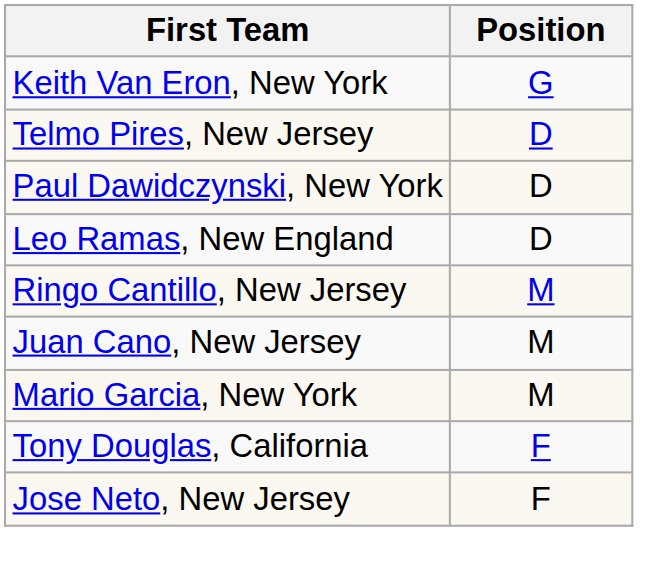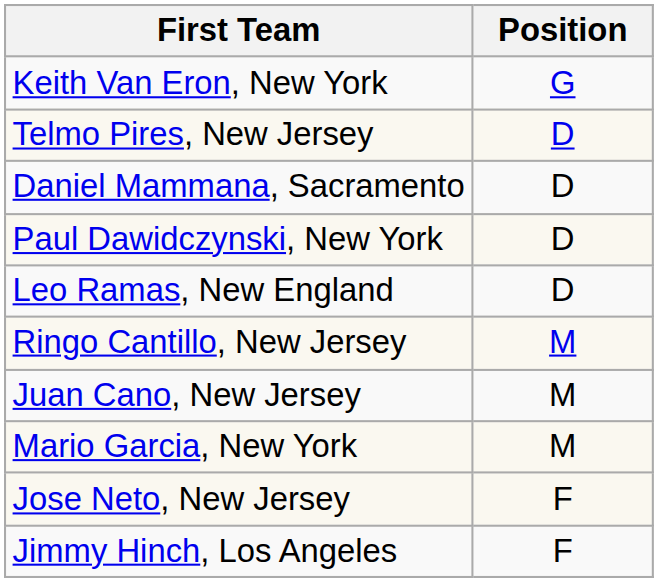+ row: (239, 186)
- row: (190, 446)
+ row: (205, 550)
